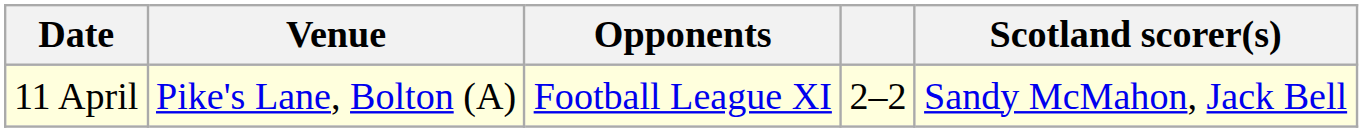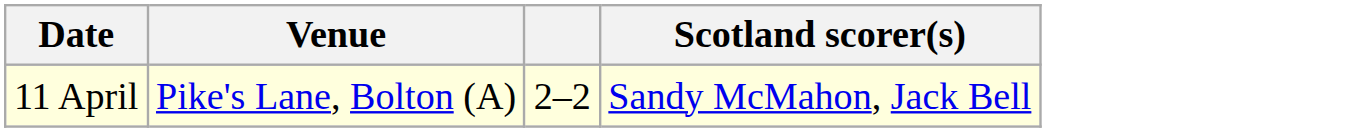- column: (683, 34)
